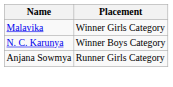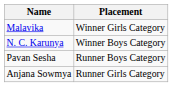+ row: (31, 58)
